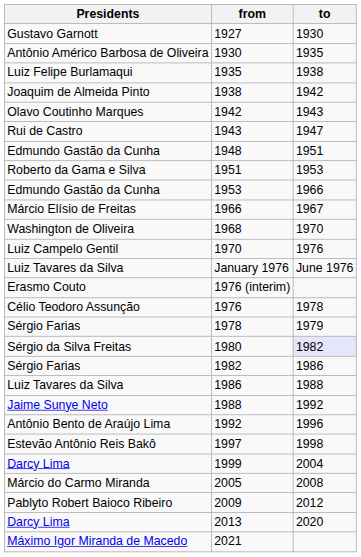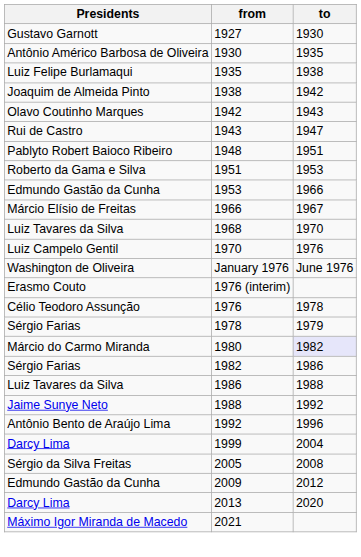(84, 151) Edmundo Gastão da Cunha -> (90, 151) Pablyto Robert Baioco Ribeiro
(71, 229) Washington de Oliveira -> (65, 229) Luiz Tavares da Silva
(65, 268) Luiz Tavares da Silva -> (71, 268) Washington de Oliveira
(69, 346) Sérgio da Silva Freitas -> (78, 346) Márcio do Carmo Miranda
- row: (228, 444)
(78, 483) Márcio do Carmo Miranda -> (69, 463) Sérgio da Silva Freitas
(90, 502) Pablyto Robert Baioco Ribeiro -> (84, 483) Edmundo Gastão da Cunha
